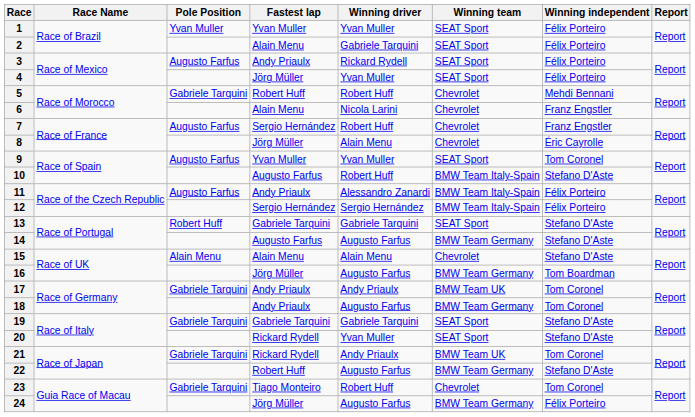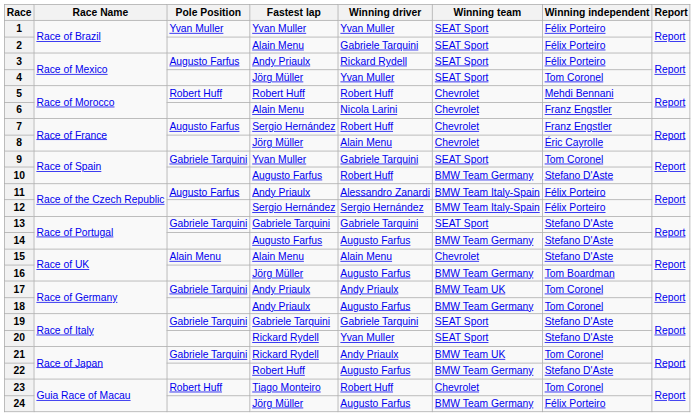(575, 77) Félix Porteiro -> (574, 77) Tom Coronel
(208, 94) Gabriele Tarquini -> (196, 94) Robert Huff
(204, 159) Augusto Farfus -> (208, 159) Gabriele Tarquini
(367, 159) Yvan Muller -> (379, 159) Gabriele Tarquini
(487, 175) BMW Team Italy-Spain -> (484, 175) BMW Team Germany
(196, 224) Robert Huff -> (208, 224) Gabriele Tarquini
(208, 387) Gabriele Tarquini -> (196, 387) Robert Huff
